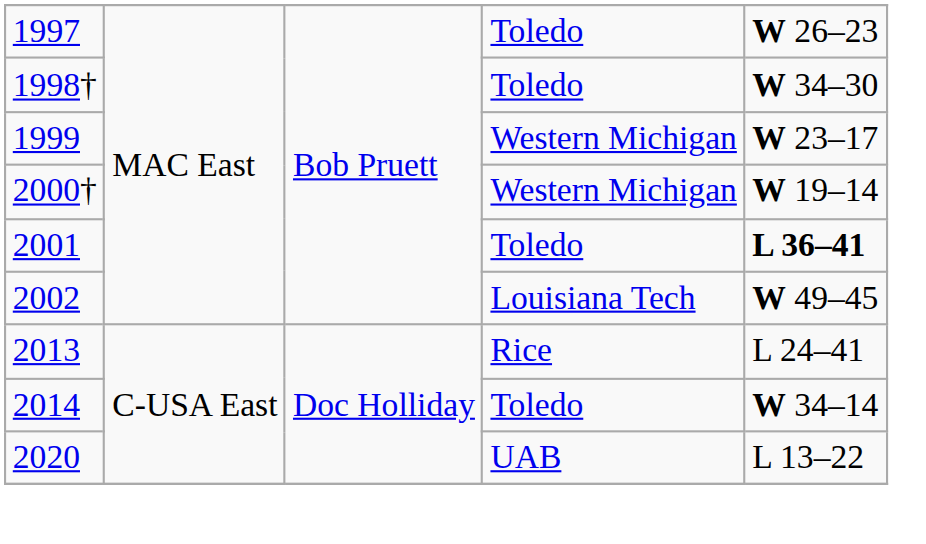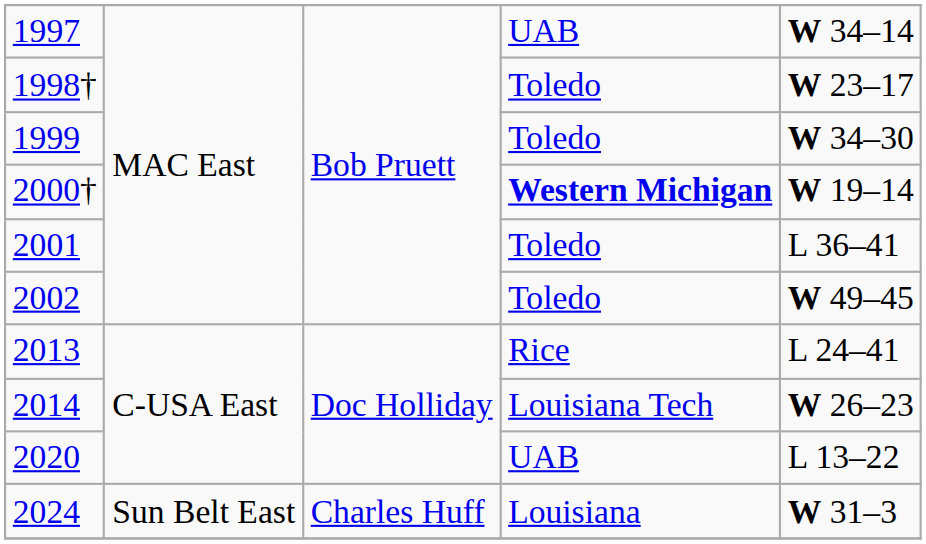(537, 31) Toledo -> (544, 31) UAB
(815, 31) W 26–23 -> (851, 31) W 34–14
(815, 84) W 34–30 -> (851, 84) W 23–17
(614, 137) Western Michigan -> (555, 137) Toledo
(815, 137) W 23–17 -> (851, 137) W 34–30
(614, 191) normal -> (640, 191) bold
(809, 244) bold -> (844, 244) normal
(593, 297) Louisiana Tech -> (555, 297) Toledo
(537, 404) Toledo -> (611, 404) Louisiana Tech
(815, 404) W 34–14 -> (851, 404) W 26–23
+ row: (46, 510)
